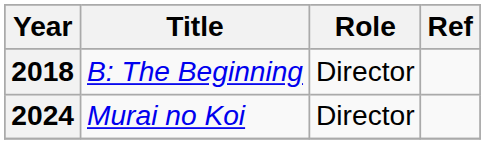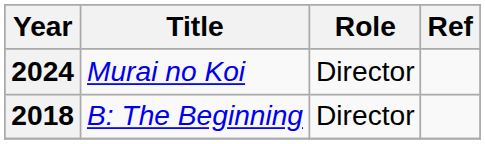rows swapped: (43, 71) <-> (43, 116)
